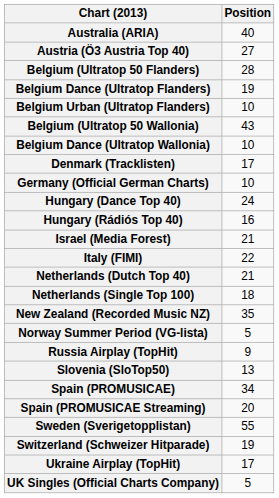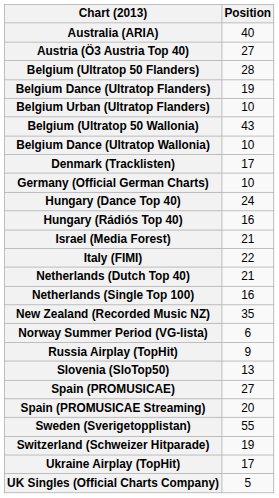(248, 295) 18 -> (248, 295) 16
(248, 333) 5 -> (248, 333) 6
(248, 389) 34 -> (248, 389) 27
